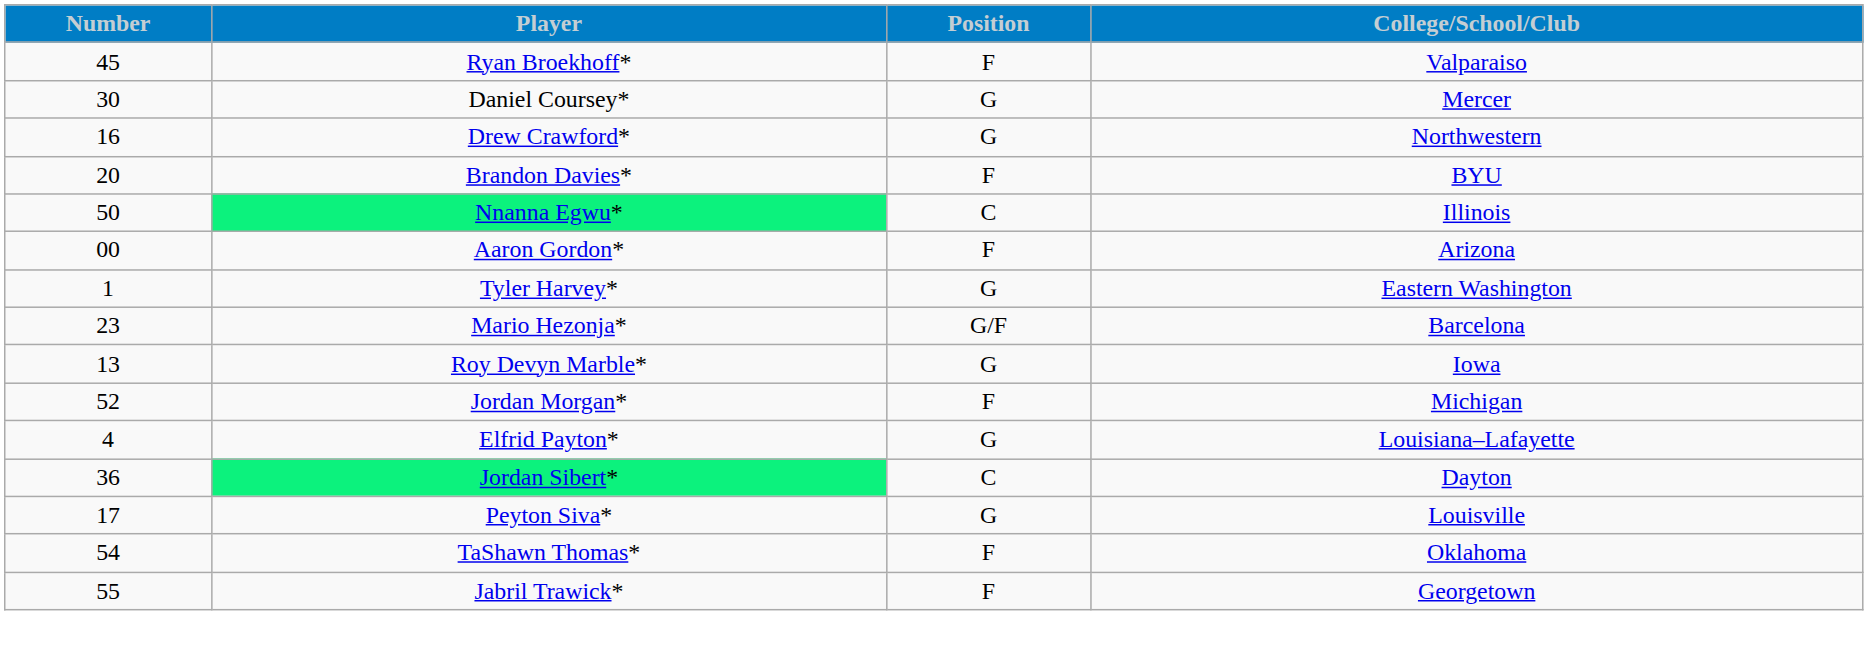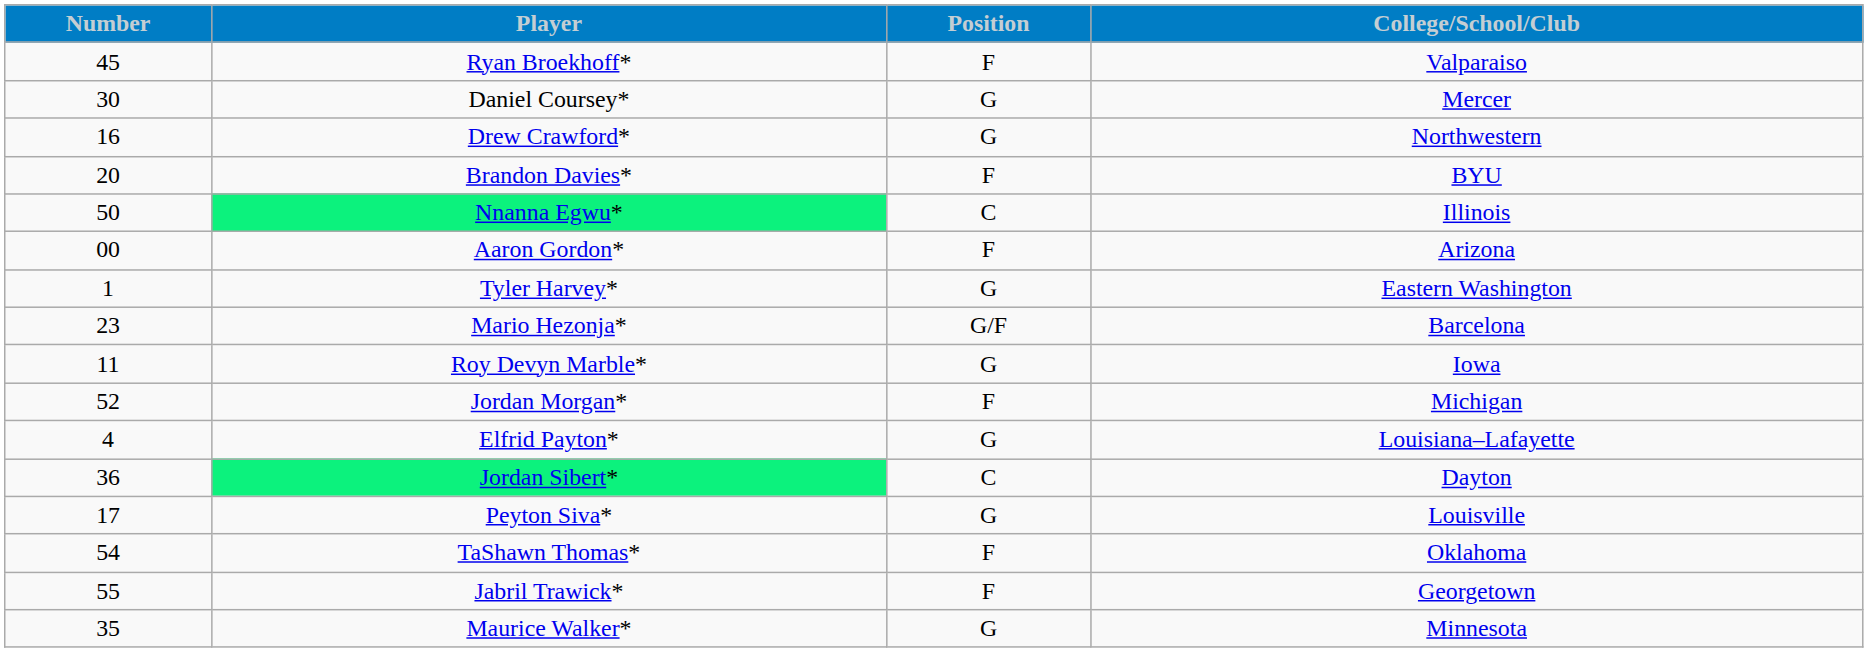(108, 363) 13 -> (108, 363) 11
+ row: (549, 628)
